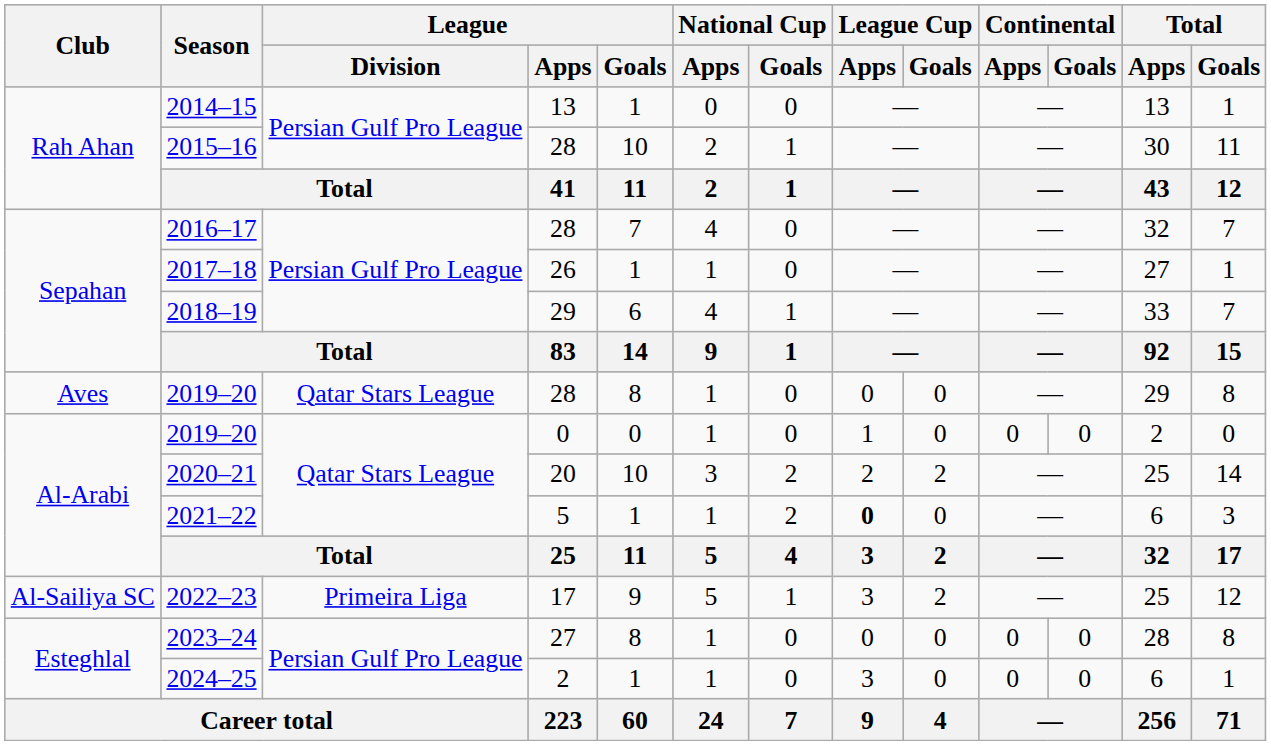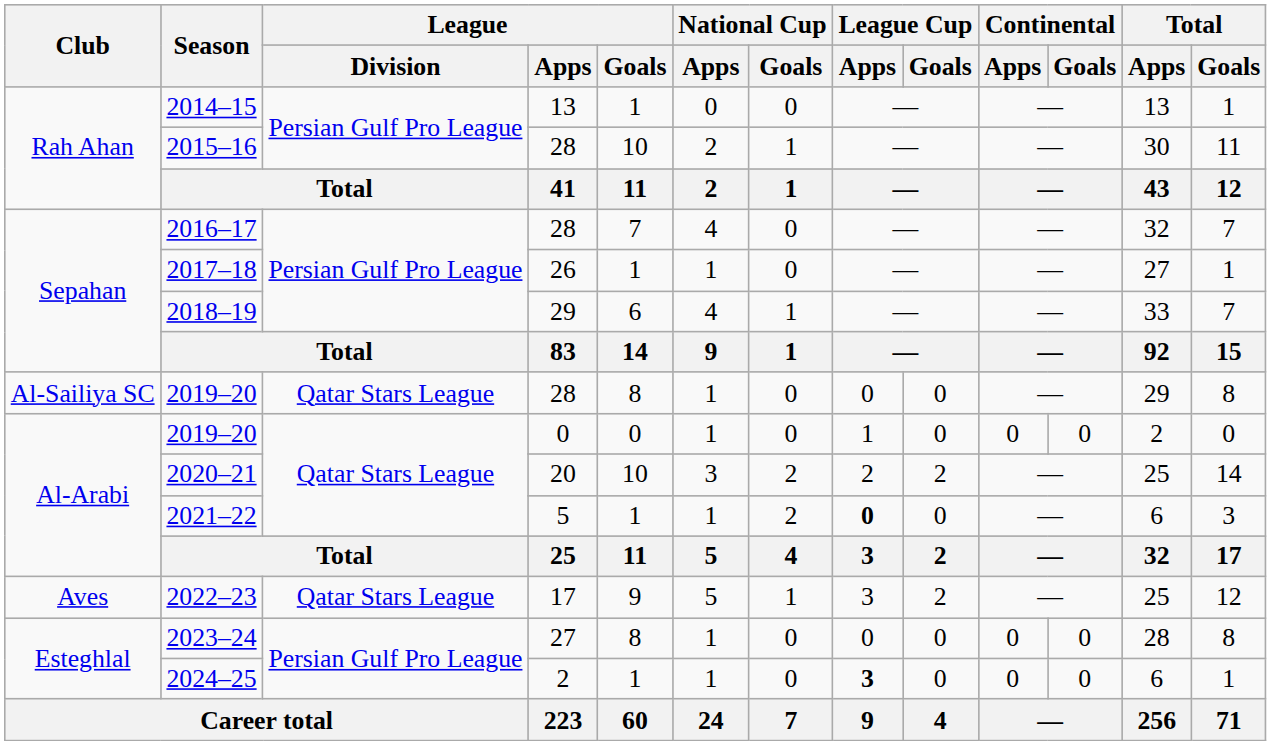(83, 392) Aves -> (83, 392) Al-Sailiya SC
(83, 596) Al-Sailiya SC -> (83, 596) Aves
(395, 596) Primeira Liga -> (395, 596) Qatar Stars League
(867, 678) normal -> (867, 678) bold
